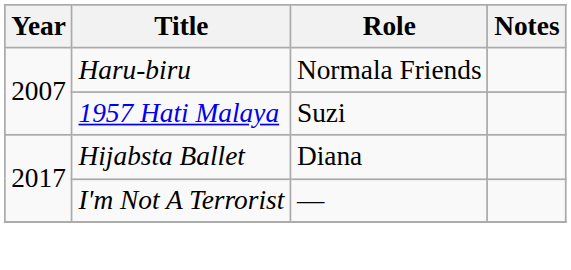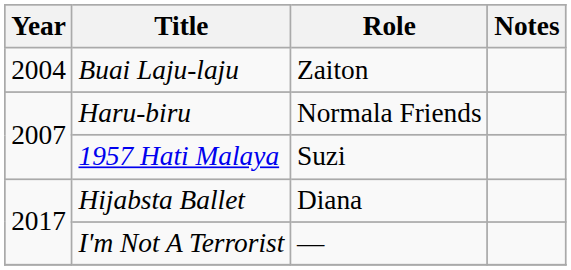+ row: (159, 69)
